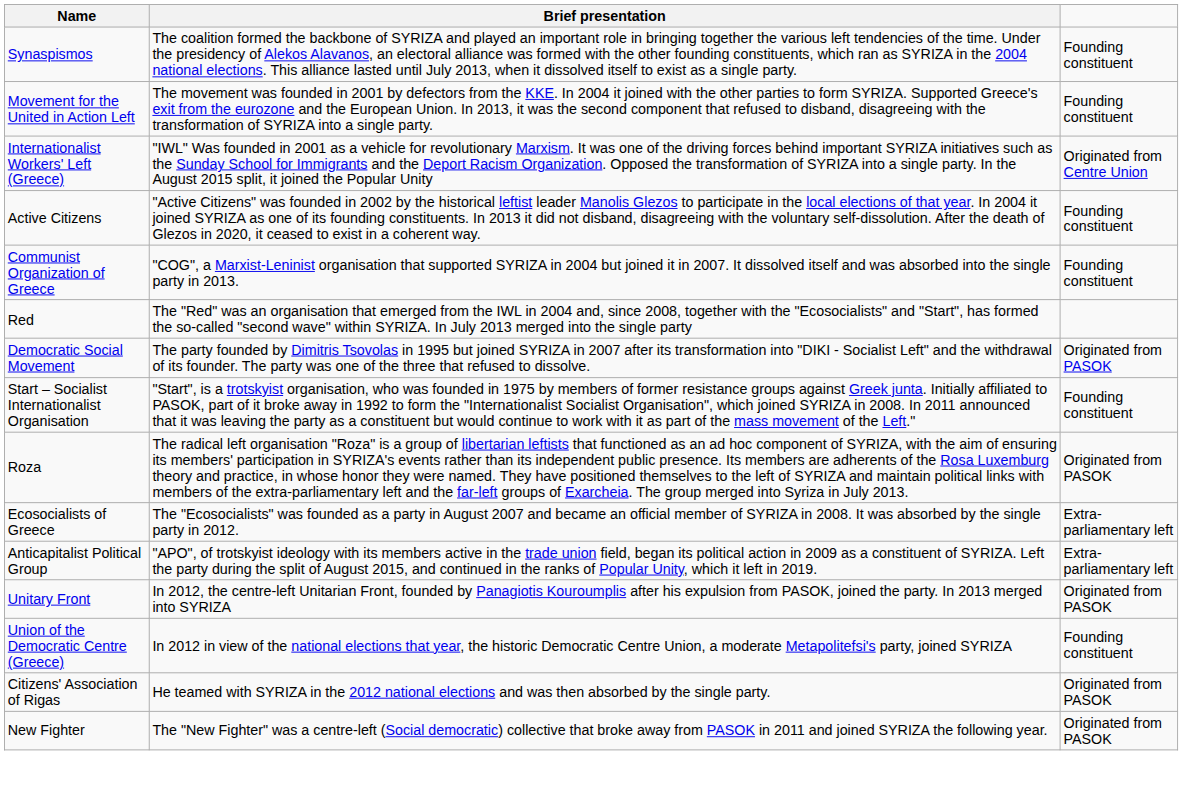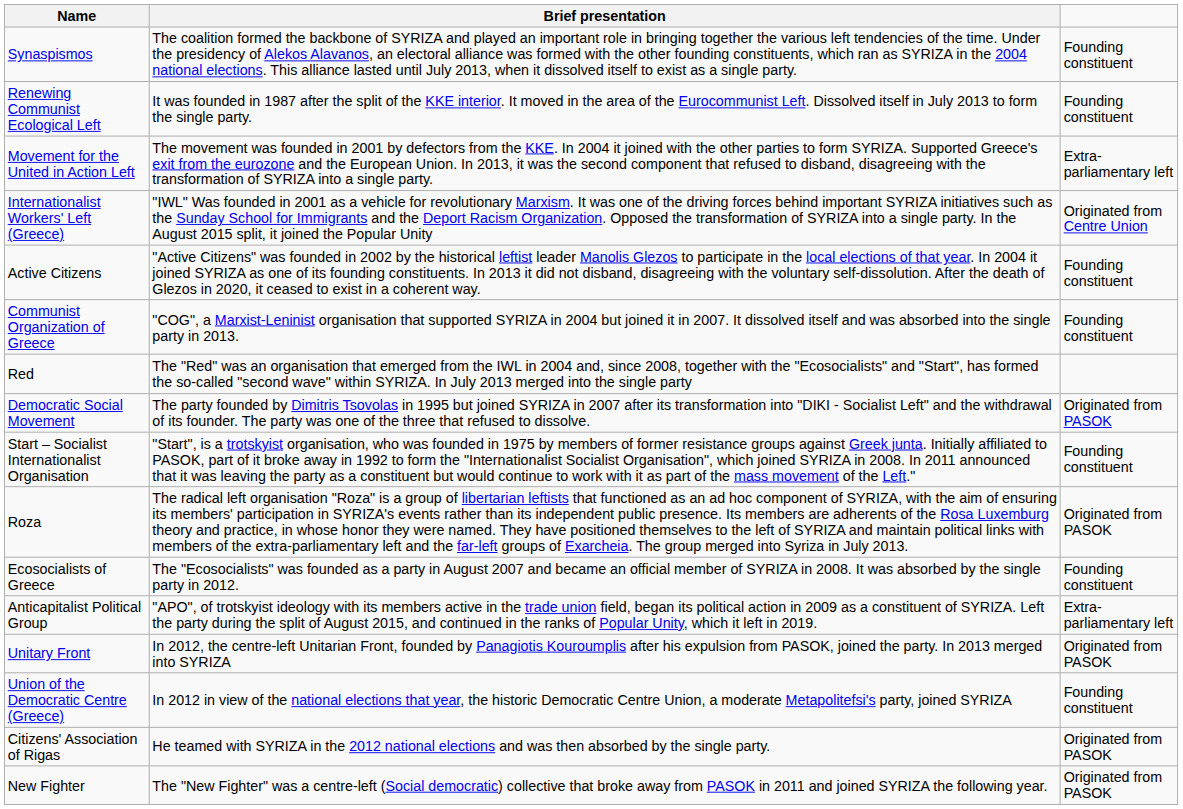+ row: (54, 109)
(1098, 109) Founding constituent -> (1118, 164) Extra-parliamentary left
(1118, 522) Extra-parliamentary left -> (1098, 576) Founding constituent
